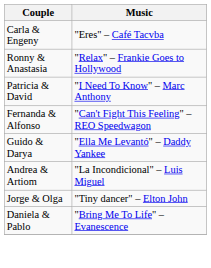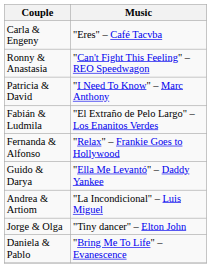(129, 63) "Relax" – Frankie Goes to Hollywood -> (131, 63) "Can't Fight This Feeling" – REO Speedwagon
+ row: (26, 119)
(133, 119) "Can't Fight This Feeling" – REO Speedwagon -> (128, 147) "Relax" – Frankie Goes to Hollywood
